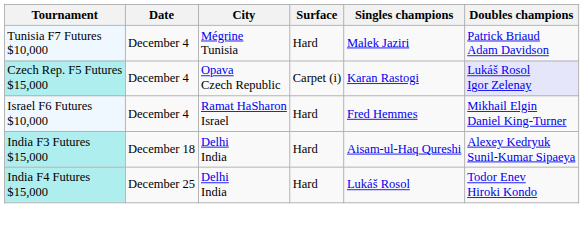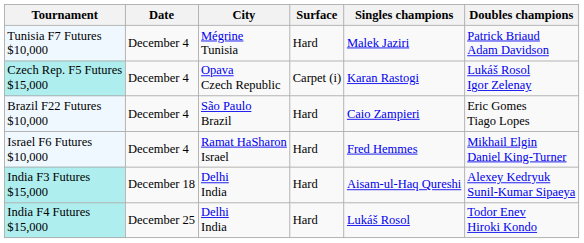(499, 78) lavender background -> (499, 78) no background
+ row: (54, 114)
